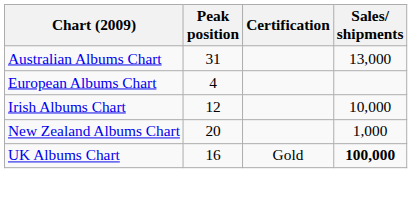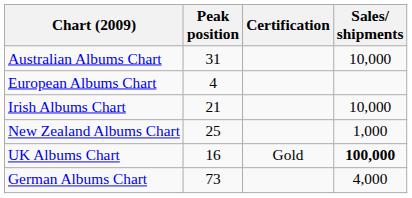(370, 58) 13,000 -> (370, 58) 10,000
(213, 107) 12 -> (213, 107) 21
(213, 131) 20 -> (213, 131) 25
+ row: (78, 180)
